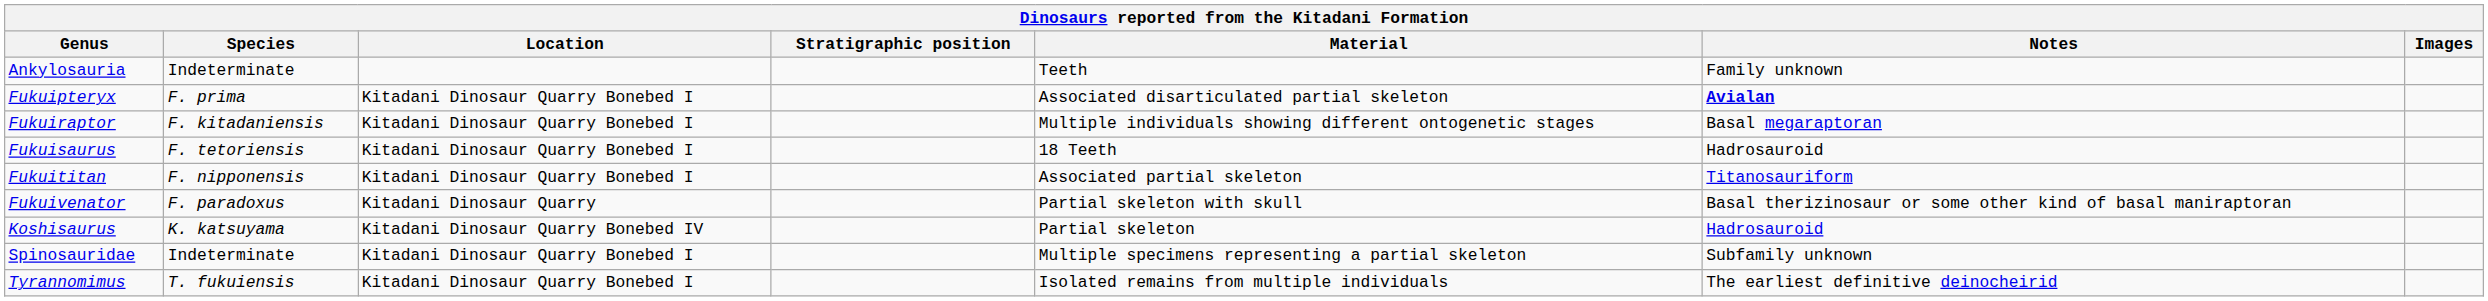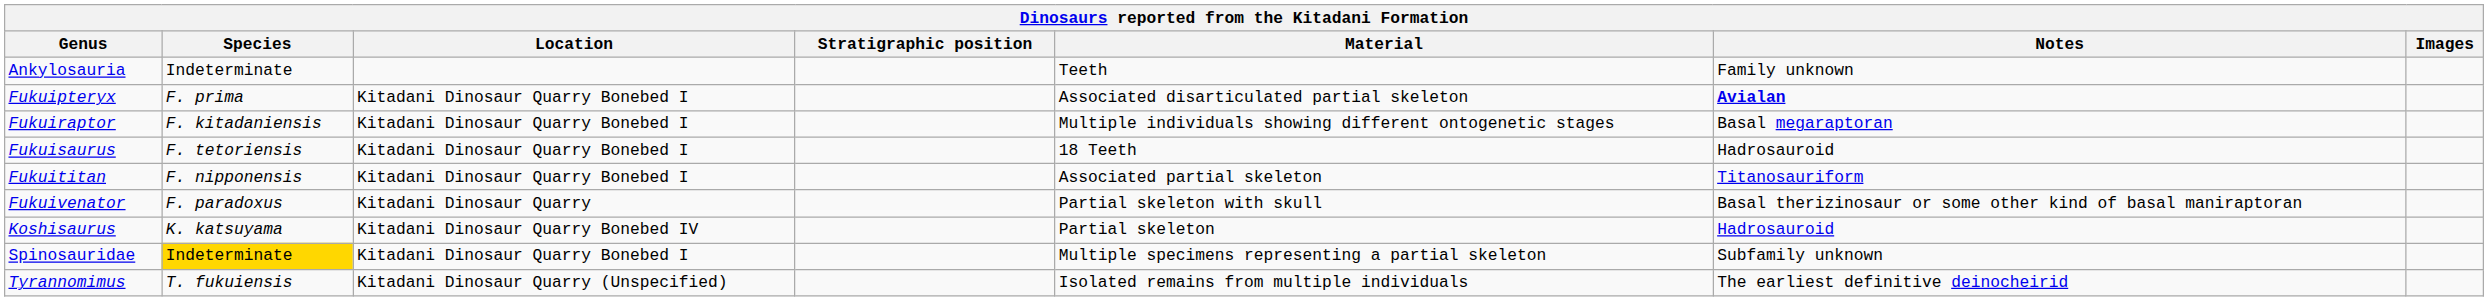(231, 256) no background -> (229, 256) gold background
(528, 283) Kitadani Dinosaur Quarry Bonebed I -> (542, 283) Kitadani Dinosaur Quarry (Unspecified)
